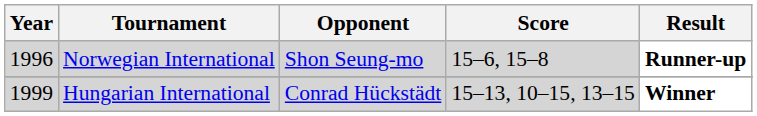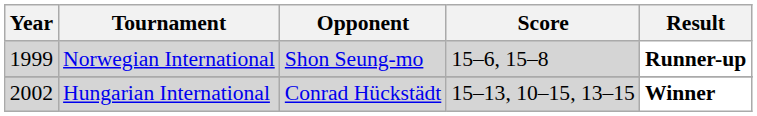(31, 58) 1996 -> (31, 58) 1999
(31, 93) 1999 -> (31, 93) 2002
